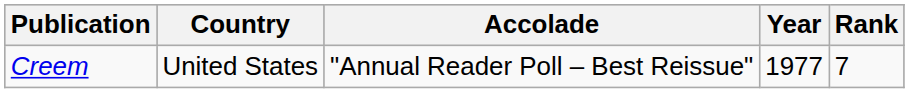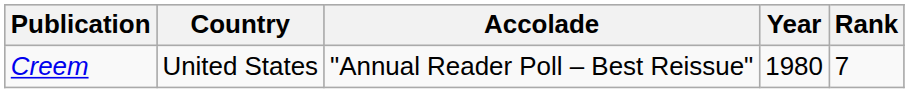(794, 66) 1977 -> (794, 66) 1980
